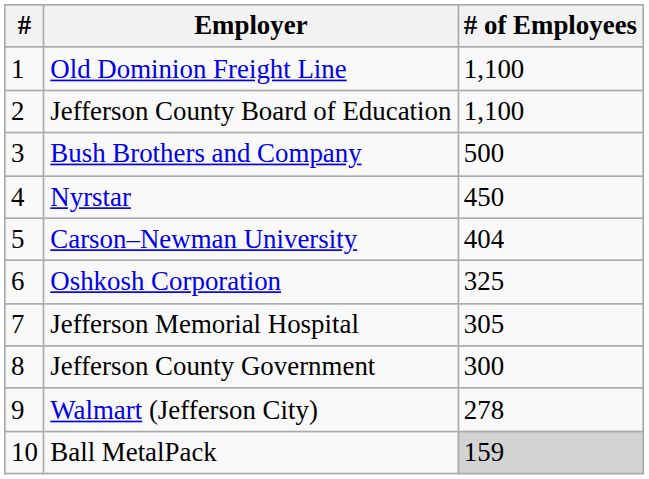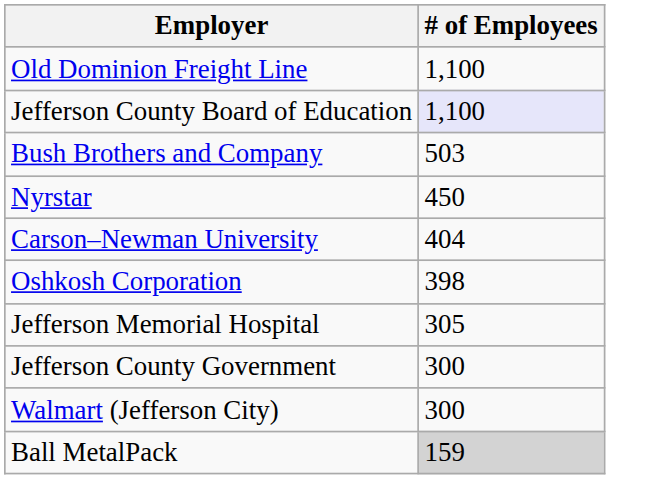- column: (24, 25)
(494, 111) no background -> (455, 111) lavender background
(484, 153) 500 -> (445, 153) 503
(484, 281) 325 -> (445, 281) 398
(484, 409) 278 -> (445, 409) 300
